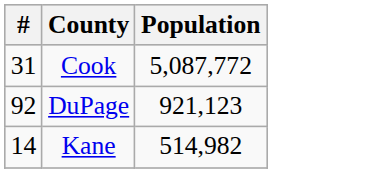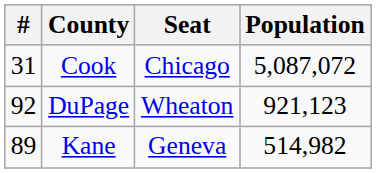+ column: (187, 24)
(201, 65) 5,087,772 -> (305, 65) 5,087,072
(24, 146) 14 -> (24, 146) 89
